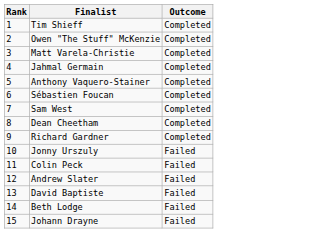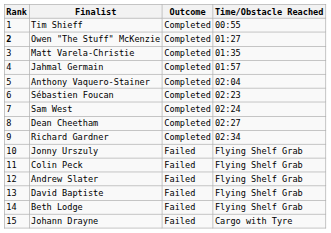+ column: (269, 11)
(9, 39) normal -> (9, 39) bold
